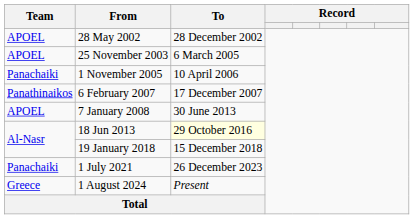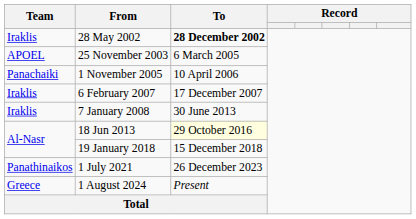(26, 37) APOEL -> (22, 37) Iraklis
(218, 37) normal -> (219, 37) bold
(40, 93) Panathinaikos -> (22, 93) Iraklis
(26, 111) APOEL -> (22, 111) Iraklis
(33, 167) Panachaiki -> (40, 167) Panathinaikos
